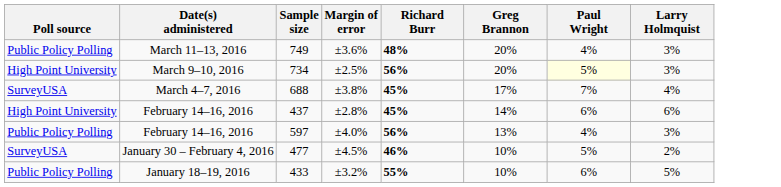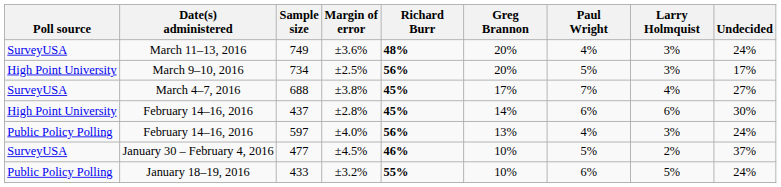+ column: (745, 29)
(60, 50) Public Policy Polling -> (37, 50) SurveyUSA
(589, 70) lightyellow background -> (589, 70) no background
